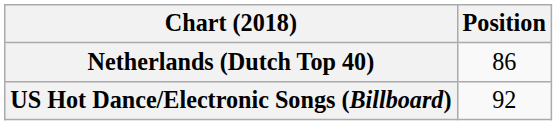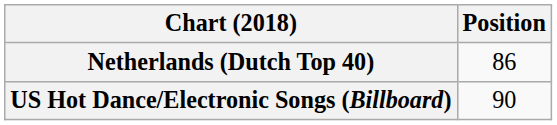(504, 100) 92 -> (504, 100) 90
